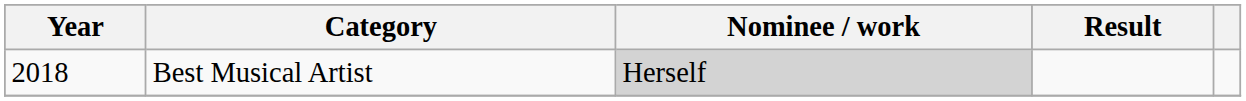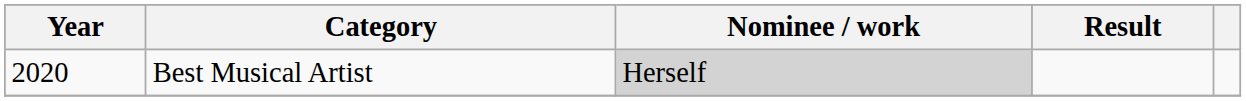(40, 72) 2018 -> (40, 72) 2020
